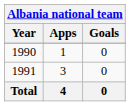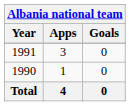rows swapped: (24, 52) <-> (24, 71)
